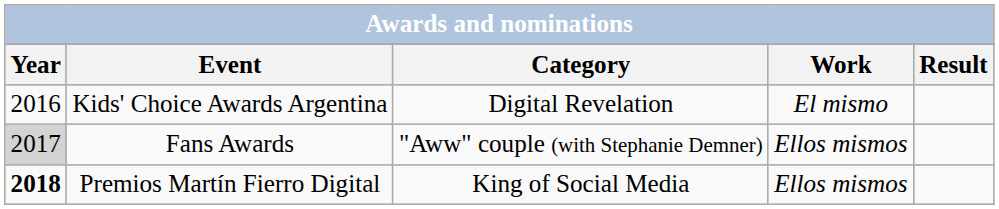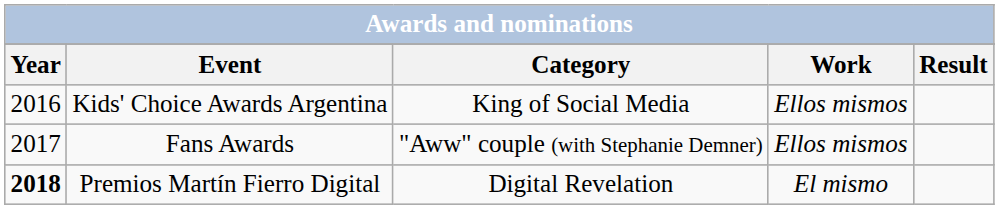(581, 104) Digital Revelation -> (581, 104) King of Social Media
(841, 104) El mismo -> (841, 104) Ellos mismos
(36, 143) lightgrey background -> (36, 143) no background
(581, 183) King of Social Media -> (581, 183) Digital Revelation
(841, 183) Ellos mismos -> (841, 183) El mismo
